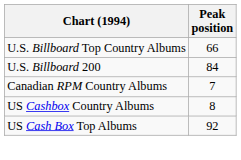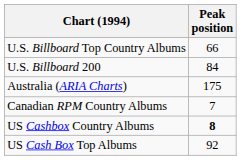+ row: (67, 86)
(212, 106) normal -> (212, 125) bold
